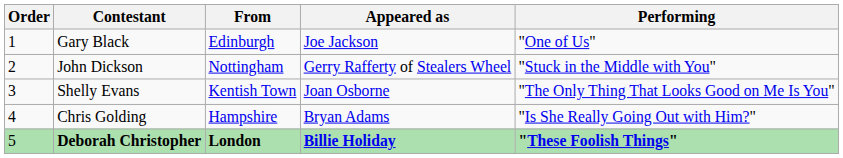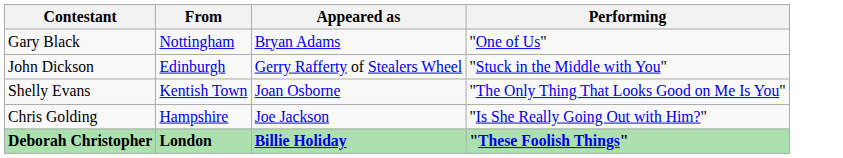- column: (29, 16)
(241, 41) Edinburgh -> (197, 41) Nottingham
(341, 41) Joe Jackson -> (298, 41) Bryan Adams
(246, 66) Nottingham -> (192, 66) Edinburgh
(347, 116) Bryan Adams -> (292, 116) Joe Jackson
